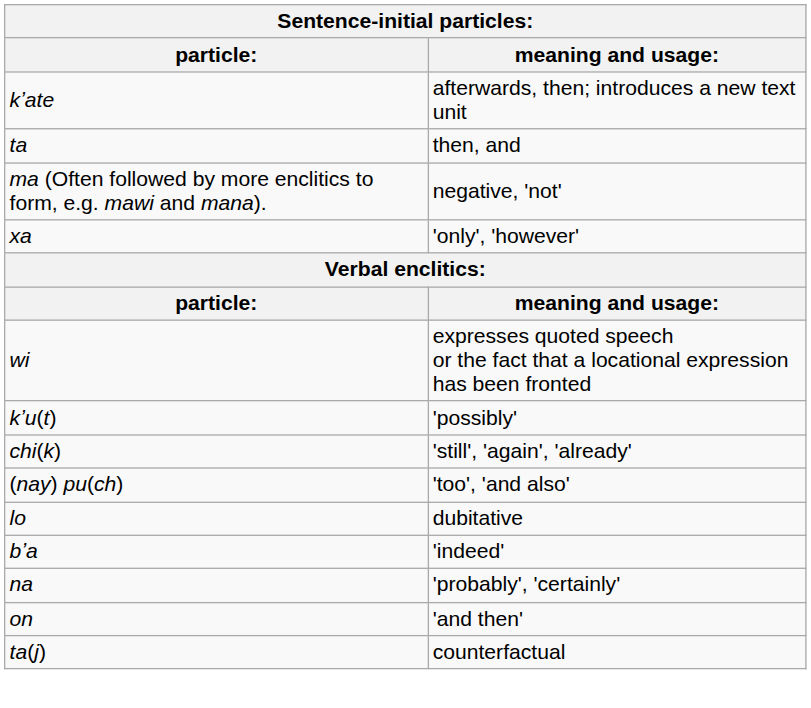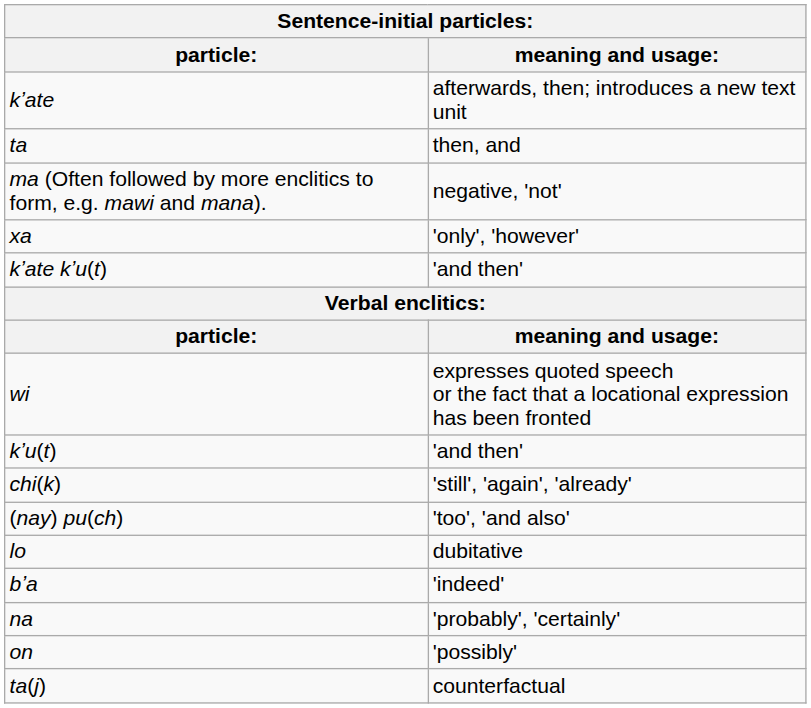+ row: (58, 269)
(475, 417) 'possibly' -> (478, 451) 'and then'
(478, 618) 'and then' -> (475, 652) 'possibly'
